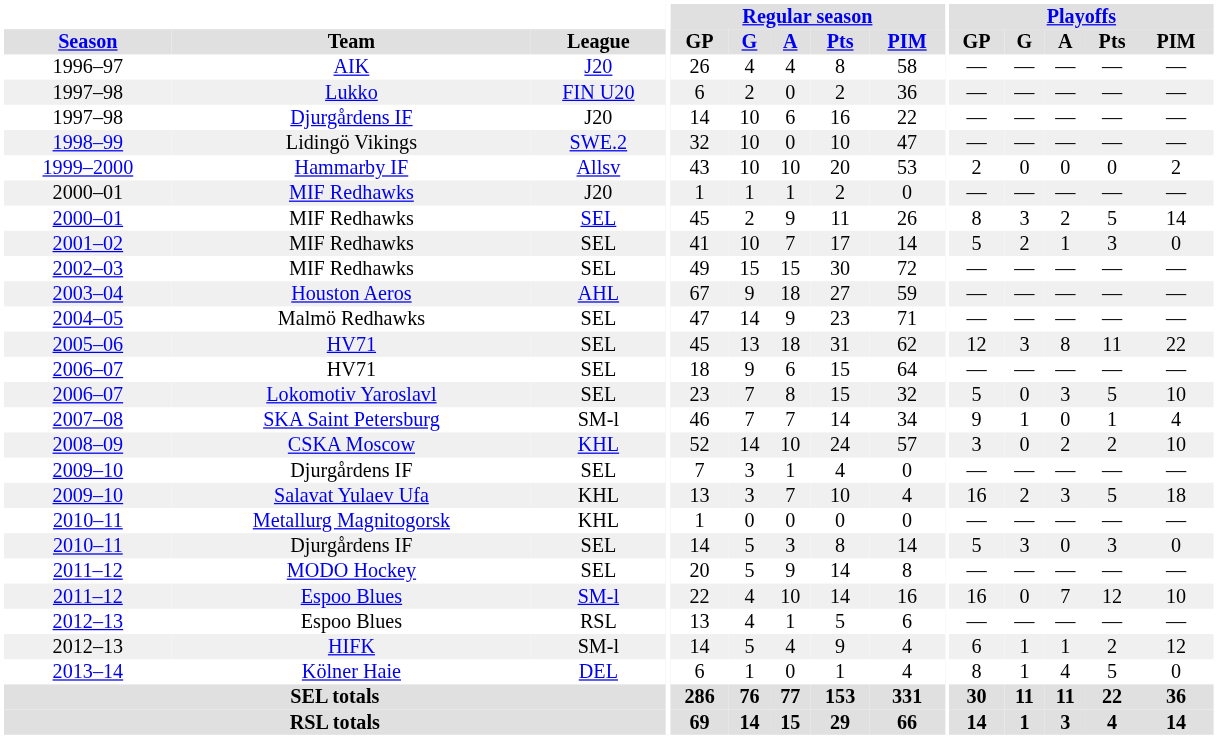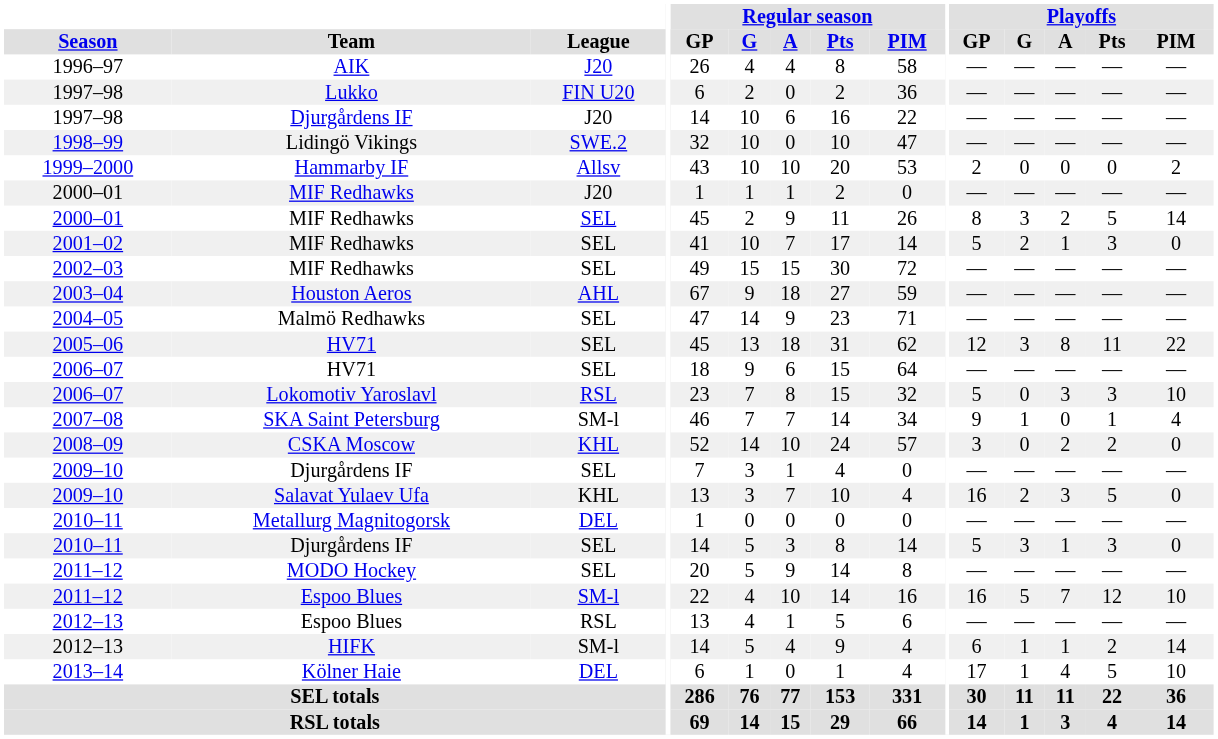(598, 394) SEL -> (598, 394) RSL
(1112, 394) 5 -> (1112, 394) 3
(1176, 444) 10 -> (1176, 444) 0
(1176, 495) 18 -> (1176, 495) 0
(598, 520) KHL -> (598, 520) DEL
(1065, 545) 0 -> (1065, 545) 1
(1024, 596) 0 -> (1024, 596) 5
(1176, 646) 12 -> (1176, 646) 14
(977, 671) 8 -> (977, 671) 17
(1176, 671) 0 -> (1176, 671) 10
